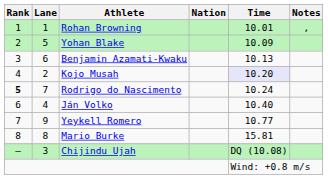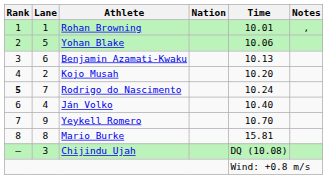(259, 43) 10.09 -> (259, 43) 10.06
(259, 74) lavender background -> (259, 74) no background
(259, 120) 10.77 -> (259, 120) 10.70
